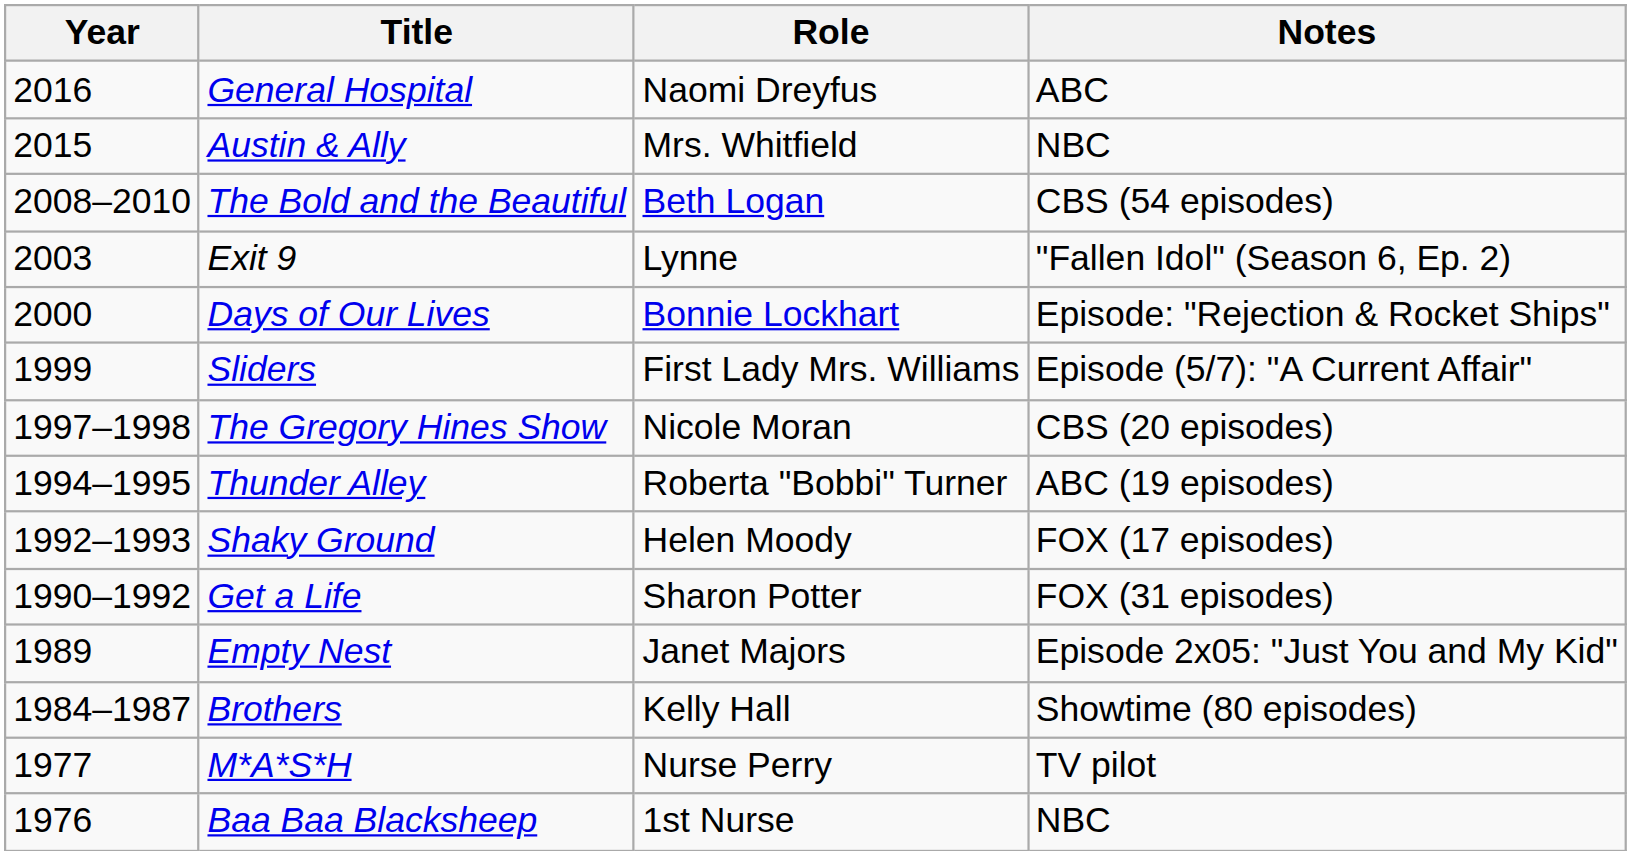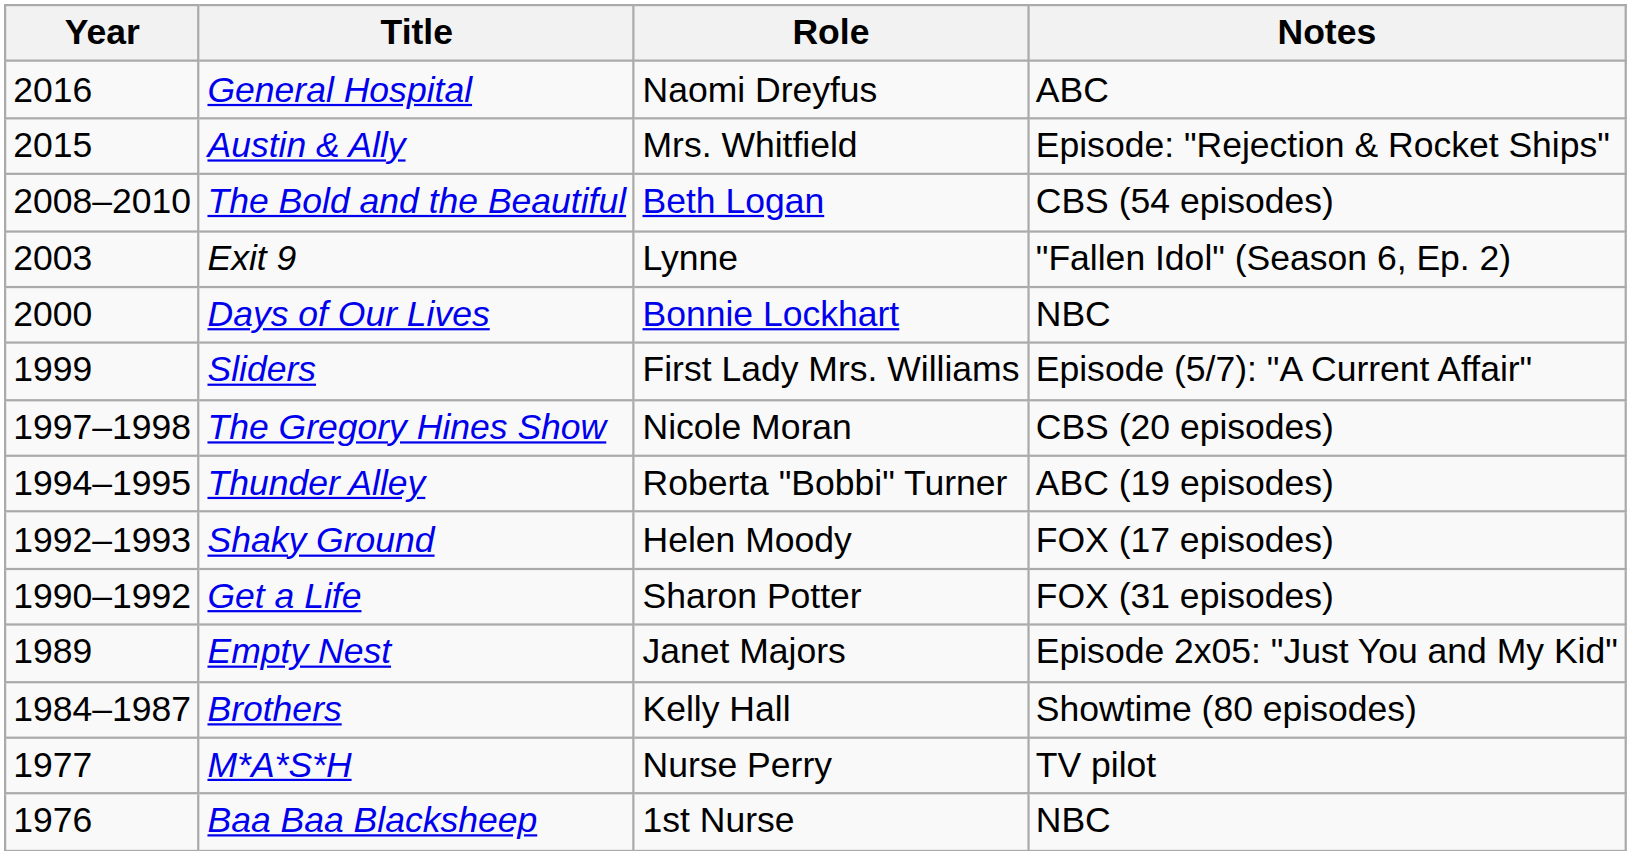(1073, 145) NBC -> (1323, 145) Episode: "Rejection & Rocket Ships"
(1323, 314) Episode: "Rejection & Rocket Ships" -> (1073, 314) NBC
